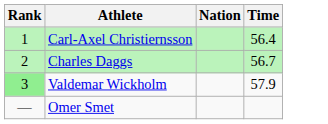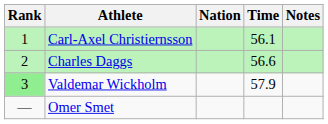+ column: (303, 15)
(263, 38) 56.4 -> (263, 38) 56.1
(263, 61) 56.7 -> (263, 61) 56.6
